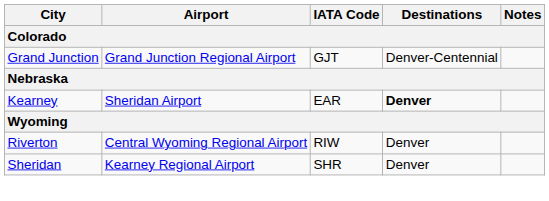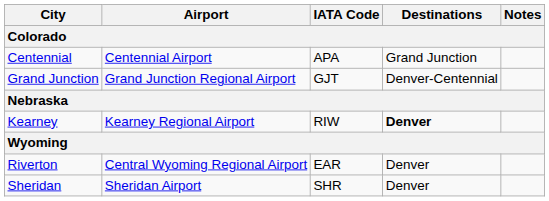+ row: (40, 57)
(153, 100) Sheridan Airport -> (180, 121) Kearney Regional Airport
(327, 100) EAR -> (326, 121) RIW
(326, 143) RIW -> (327, 164) EAR
(180, 164) Kearney Regional Airport -> (153, 185) Sheridan Airport
